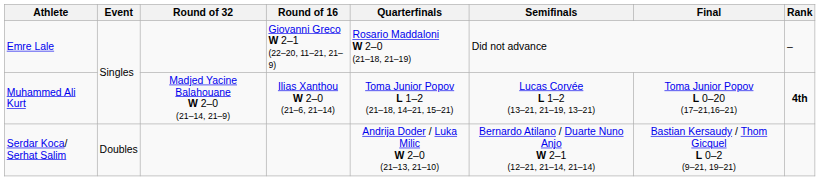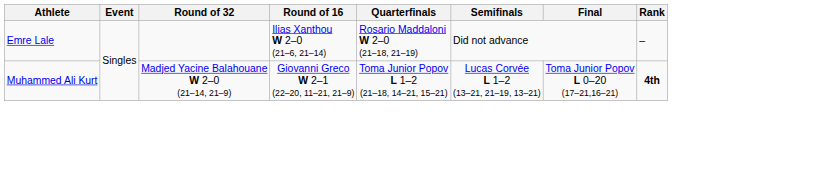(306, 46) Giovanni Greco W 2–1 (22–20, 11–21, 21–9) -> (302, 40) Ilias Xanthou W 2–0 (21–6, 21–14)
(308, 98) Ilias Xanthou W 2–0 (21–6, 21–14) -> (313, 80) Giovanni Greco W 2–1 (22–20, 11–21, 21–9)
- row: (37, 149)
